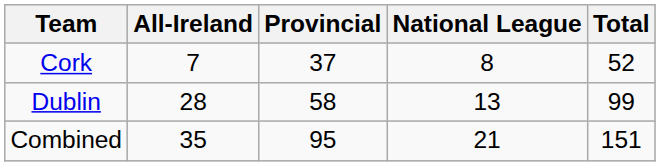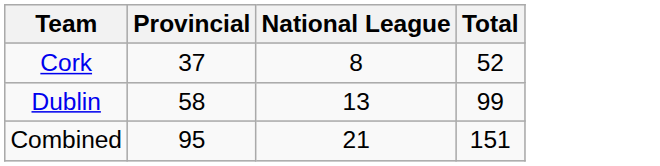- column: (193, 23)
